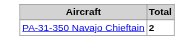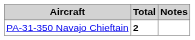+ column: (174, 12)
